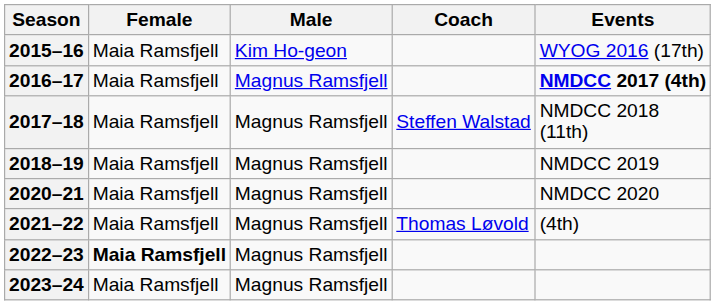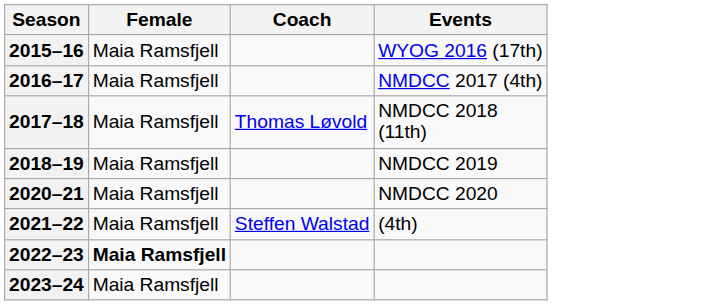- column: (311, 19)
(623, 80) bold -> (460, 80) normal
(464, 121) Steffen Walstad -> (301, 121) Thomas Løvold
(462, 224) Thomas Løvold -> (302, 224) Steffen Walstad
